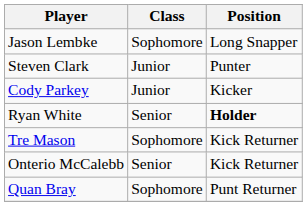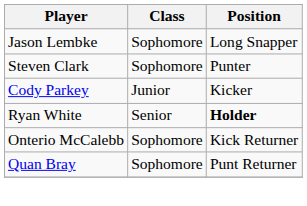(151, 66) Junior -> (167, 66) Sophomore
- row: (42, 139)
(151, 164) Senior -> (167, 139) Sophomore
